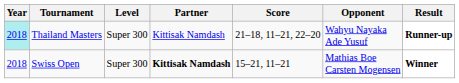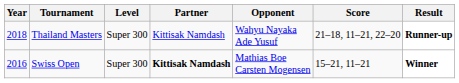columns swapped: (363, 13) <-> (278, 13)
(17, 35) paleturquoise background -> (17, 35) no background
(17, 64) 2018 -> (17, 64) 2016
